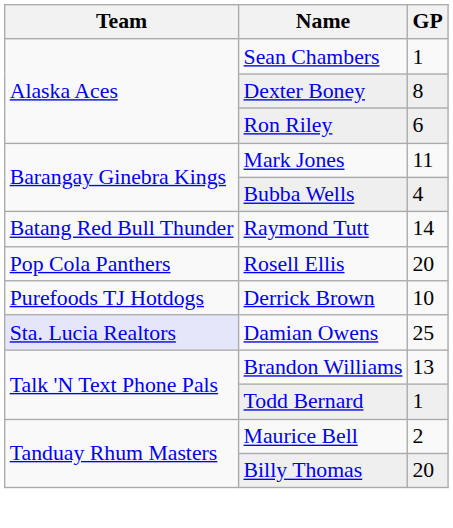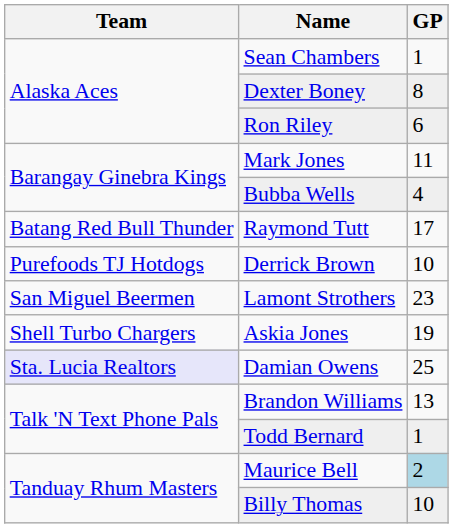(423, 228) 14 -> (423, 228) 17
- row: (294, 263)
+ row: (319, 297)
+ row: (296, 332)
(418, 435) no background -> (418, 470) lightblue background
(423, 470) 20 -> (423, 504) 10
